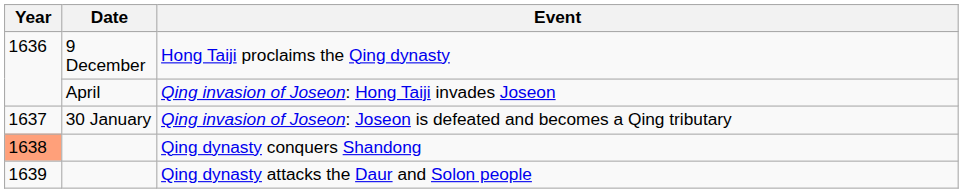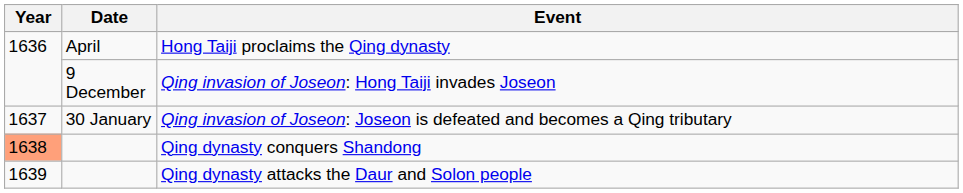(106, 55) 9 December -> (83, 45) April
(83, 92) April -> (106, 82) 9 December
